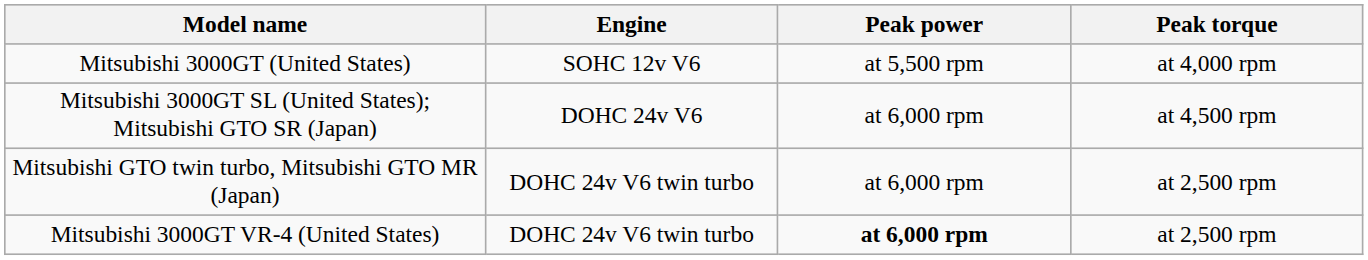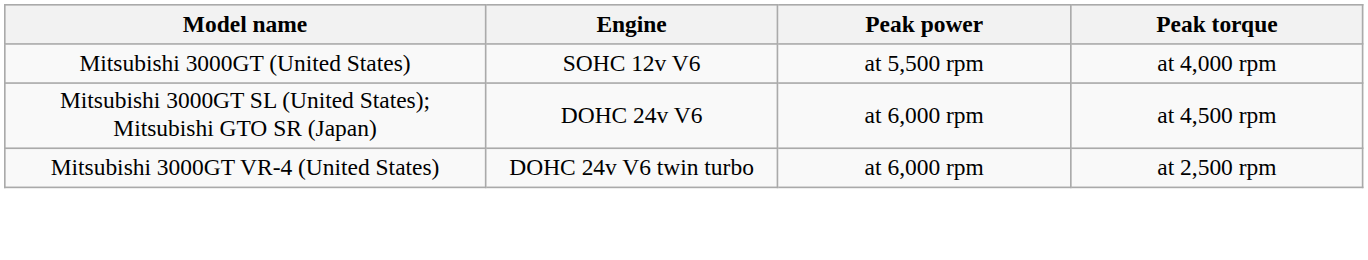- row: (245, 181)
(924, 234) bold -> (924, 168) normal
